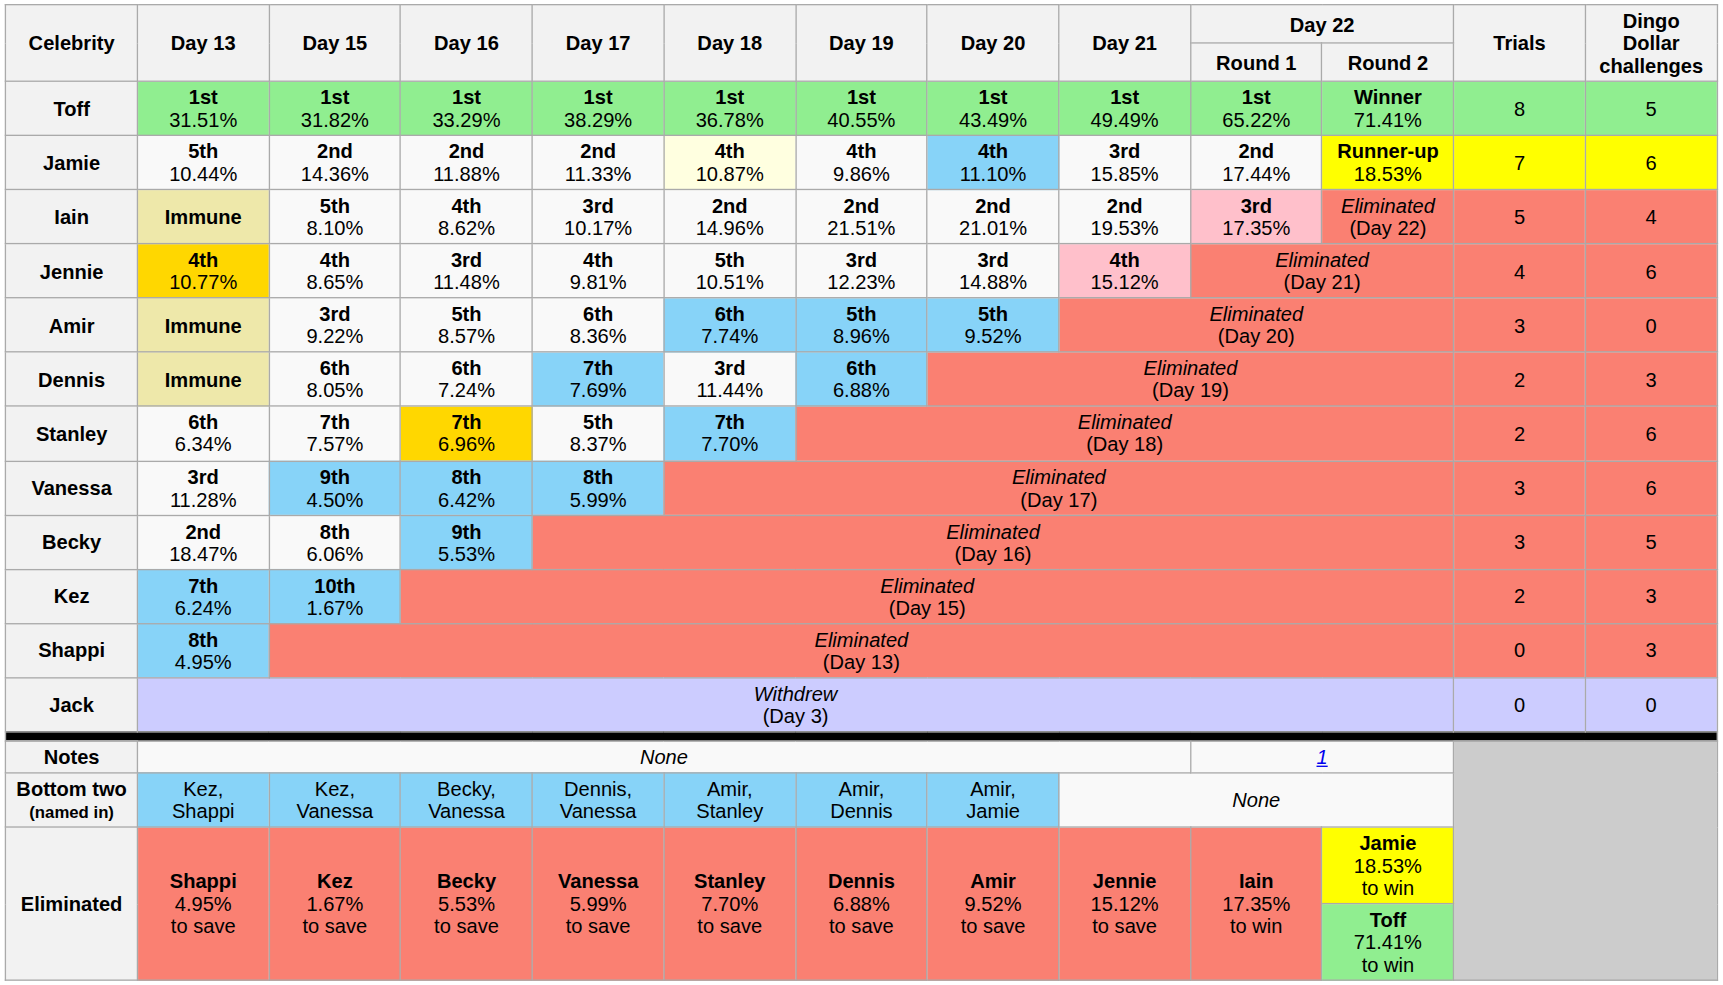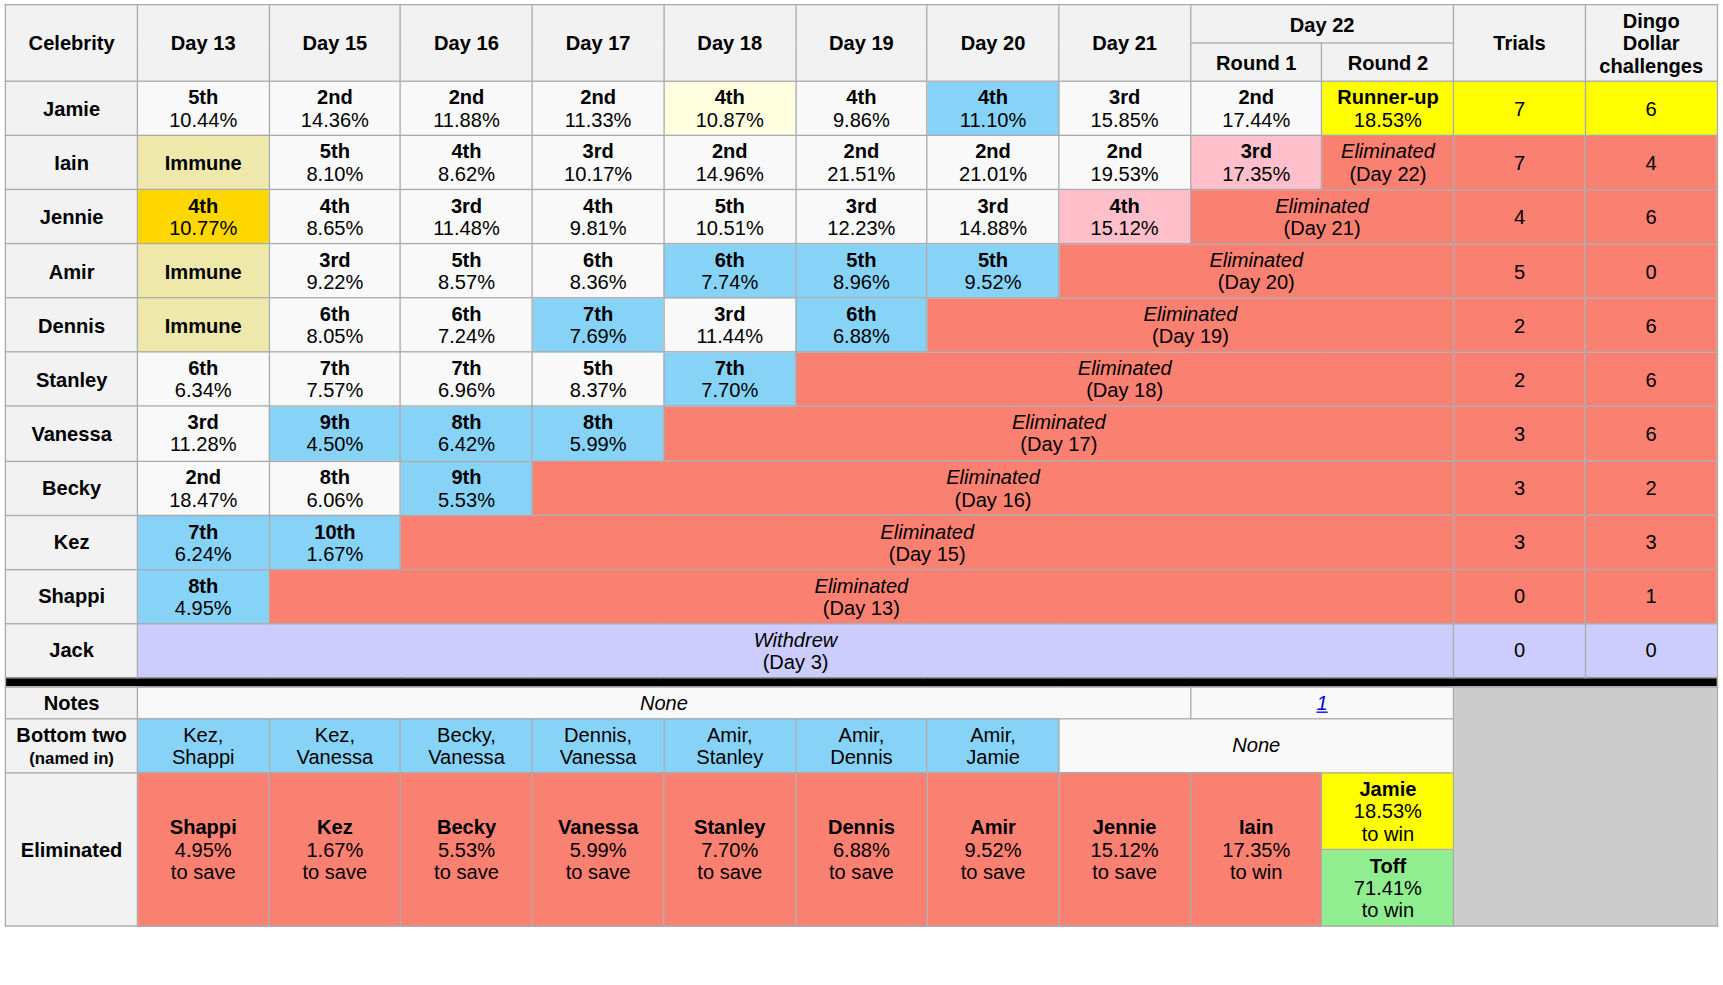- row: (72, 108)
(1520, 217) 5 -> (1520, 163) 7
(1520, 325) 3 -> (1520, 271) 5
(1651, 379) 3 -> (1651, 325) 6
(467, 434) gold background -> (467, 379) no background
(1651, 542) 5 -> (1651, 488) 2
(1520, 596) 2 -> (1520, 542) 3
(1651, 650) 3 -> (1651, 596) 1
